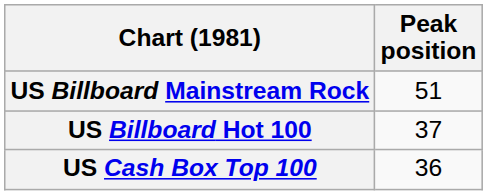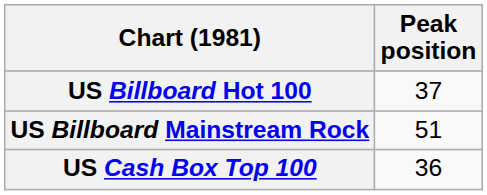rows swapped: (190, 129) <-> (190, 90)
